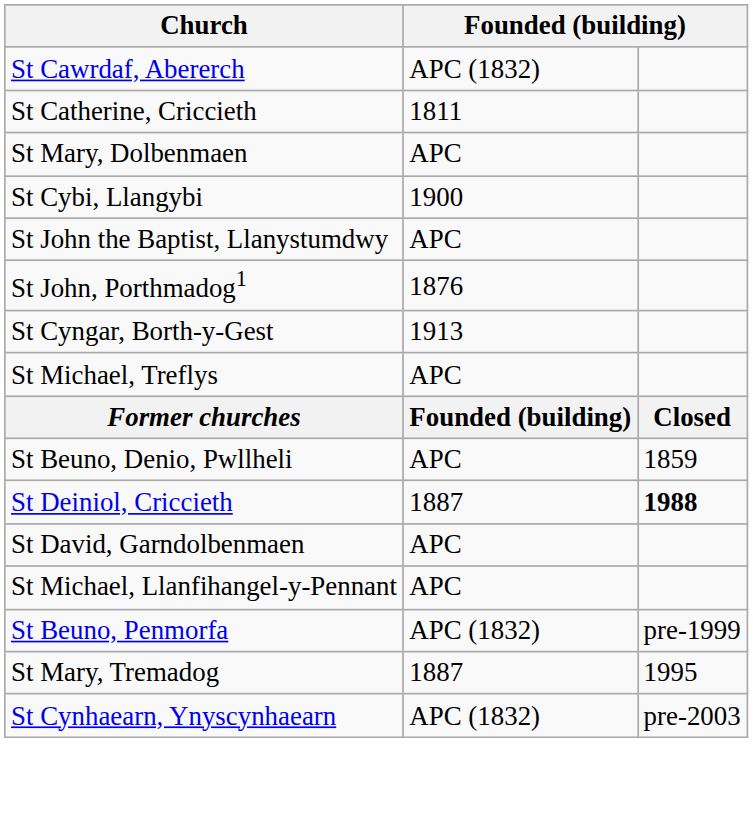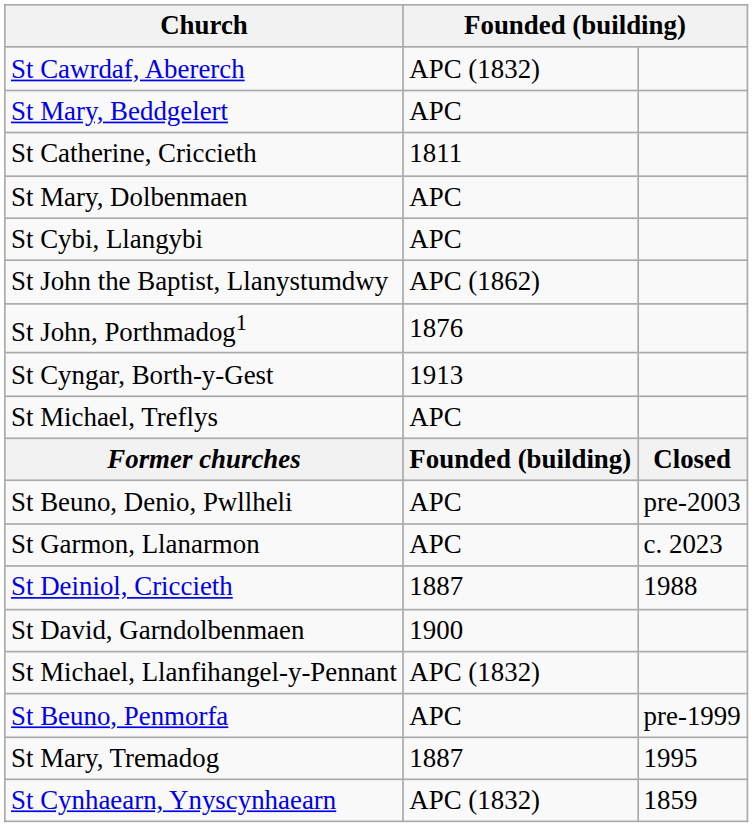+ row: (120, 111)
(436, 196) 1900 -> (435, 238) APC
(435, 238) APC -> (475, 281) APC (1862)
(670, 459) 1859 -> (692, 502) pre-2003
+ row: (135, 544)
(670, 502) bold -> (670, 587) normal
(435, 544) APC -> (436, 629) 1900
(435, 587) APC -> (475, 672) APC (1832)
(475, 629) APC (1832) -> (435, 715) APC
(692, 715) pre-2003 -> (670, 800) 1859
